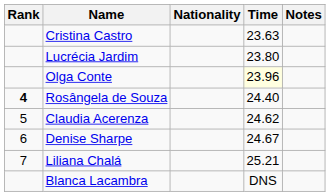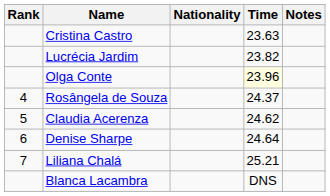(263, 56) 23.80 -> (263, 56) 23.82
(23, 98) bold -> (23, 98) normal
(263, 98) 24.40 -> (263, 98) 24.37
(263, 139) 24.67 -> (263, 139) 24.64
